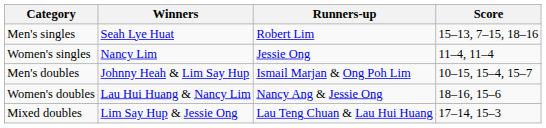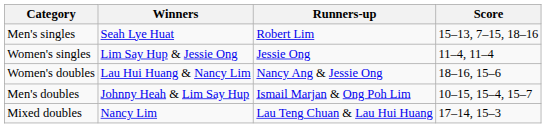(129, 53) Nancy Lim -> (169, 53) Lim Say Hup & Jessie Ong
rows swapped: (43, 73) <-> (51, 93)
(169, 113) Lim Say Hup & Jessie Ong -> (129, 113) Nancy Lim
